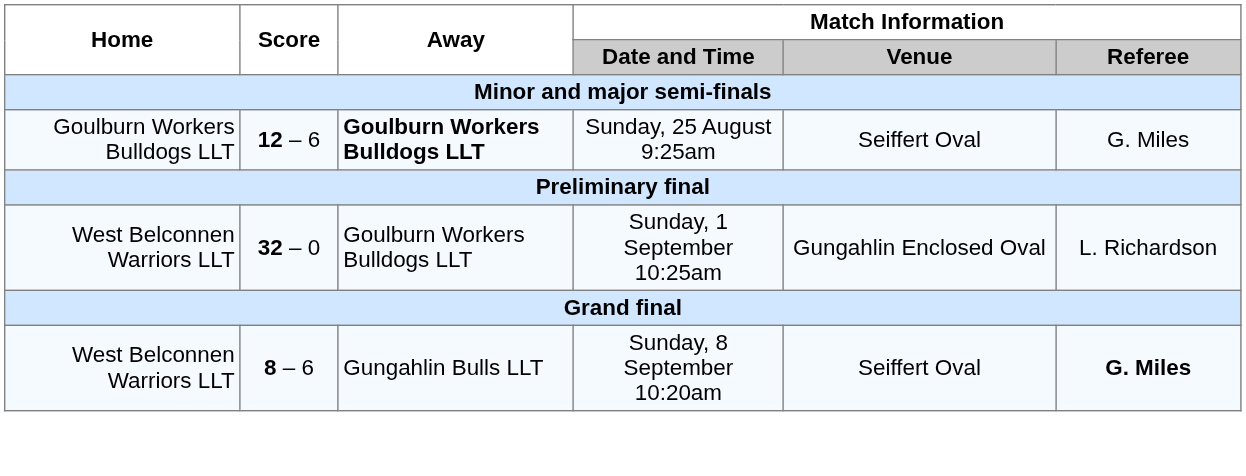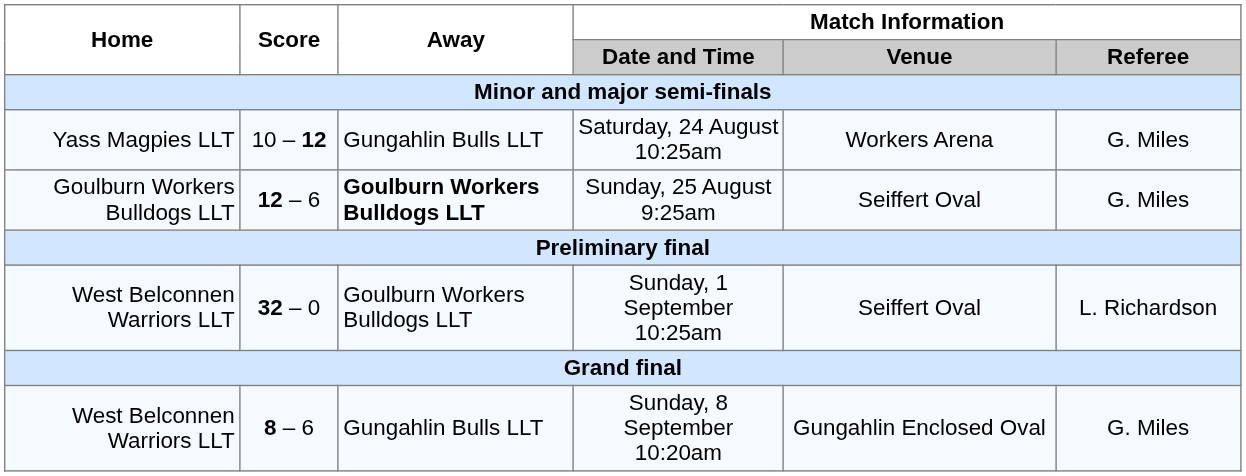+ row: (678, 139)
(919, 247) Gungahlin Enclosed Oval -> (919, 307) Seiffert Oval
(919, 367) Seiffert Oval -> (919, 428) Gungahlin Enclosed Oval
(1148, 367) bold -> (1148, 428) normal
